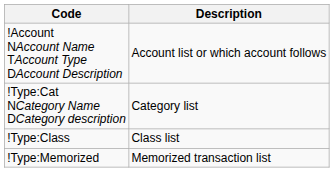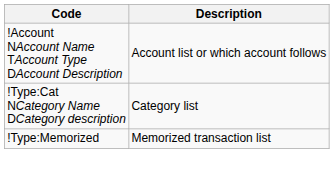- row: (38, 138)
